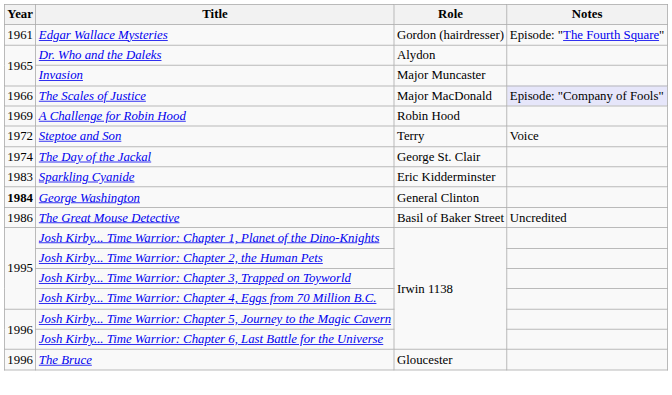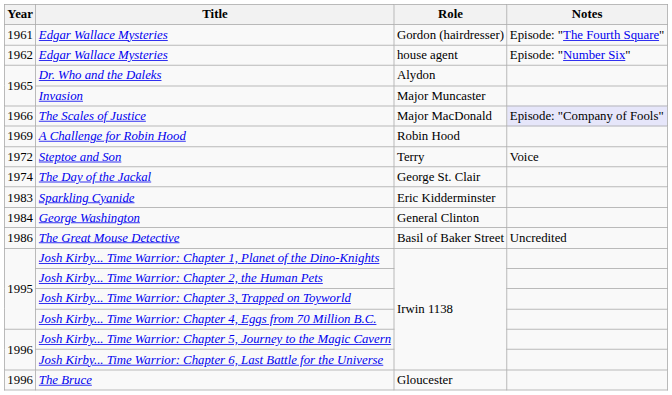+ row: (103, 55)
(20, 197) bold -> (20, 217) normal
